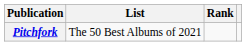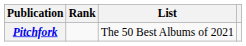columns swapped: (135, 13) <-> (220, 13)
